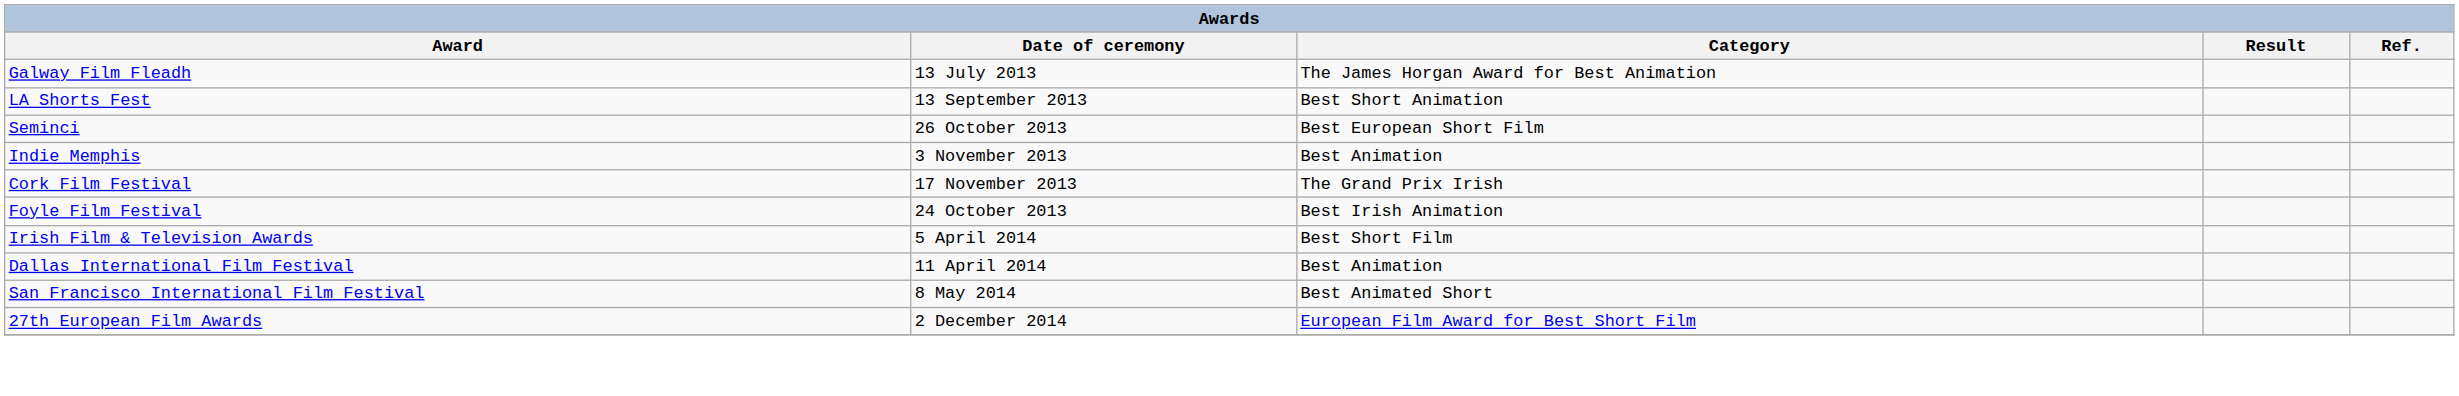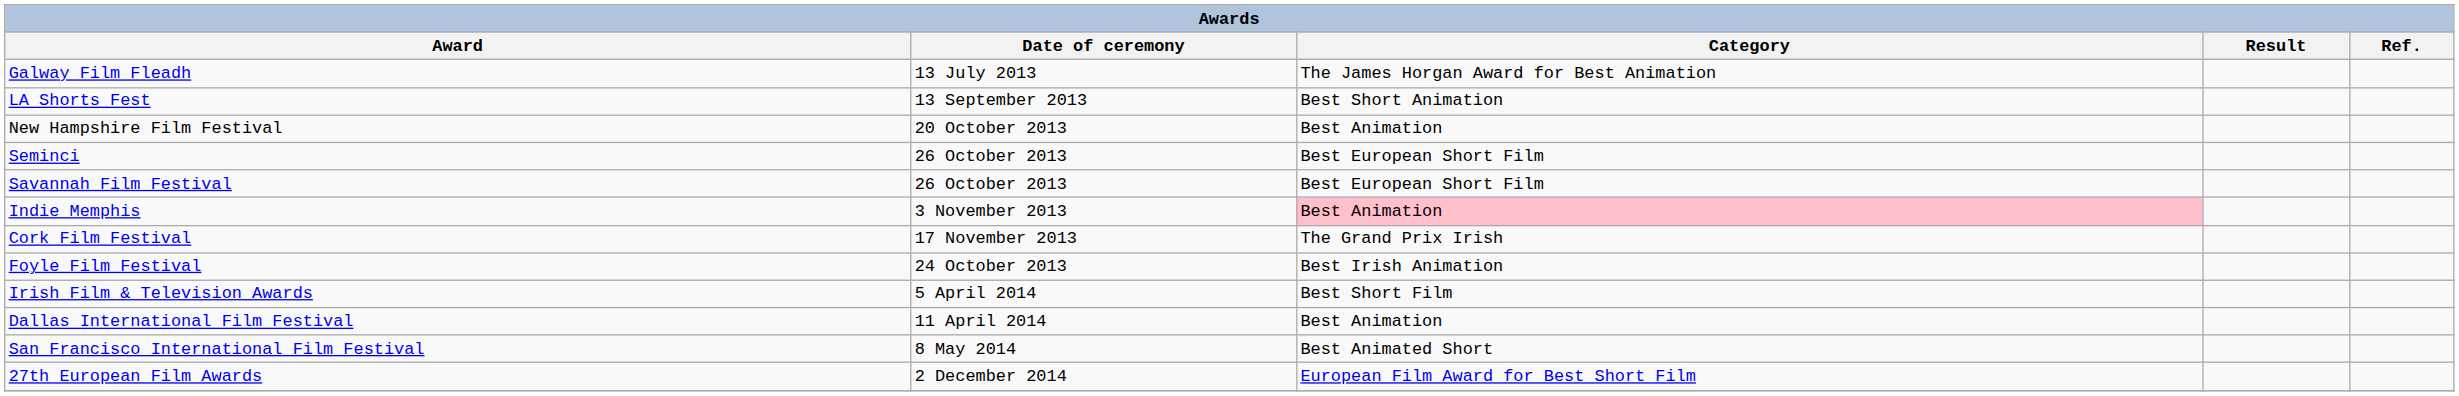+ row: (146, 129)
+ row: (120, 184)
(1371, 156) no background -> (1371, 211) pink background
